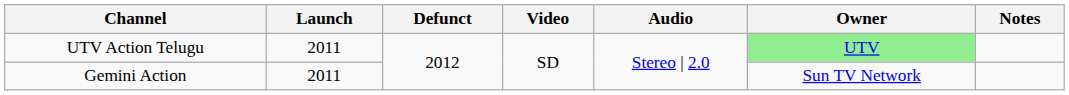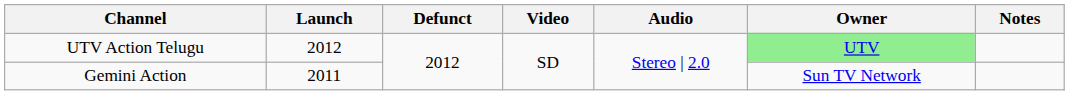(324, 47) 2011 -> (324, 47) 2012
